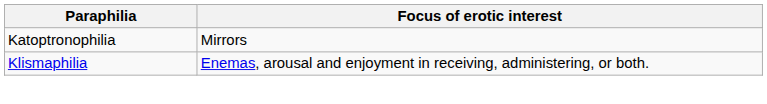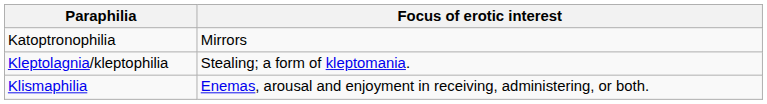+ row: (88, 63)
